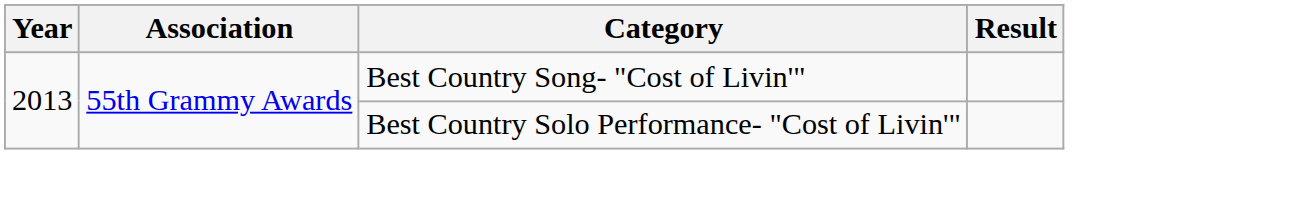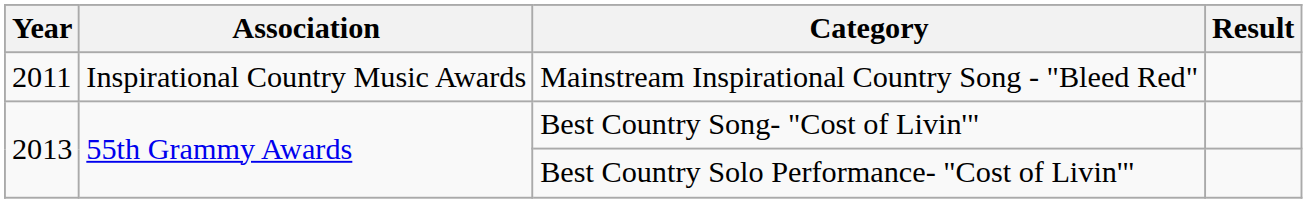+ row: (869, 76)
